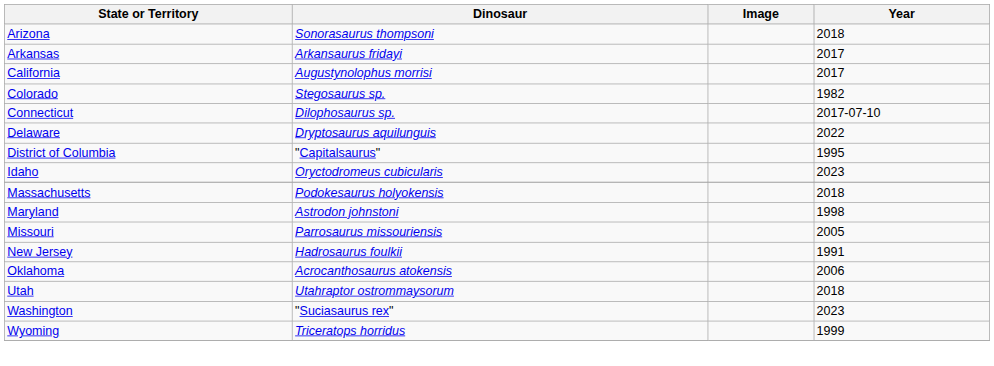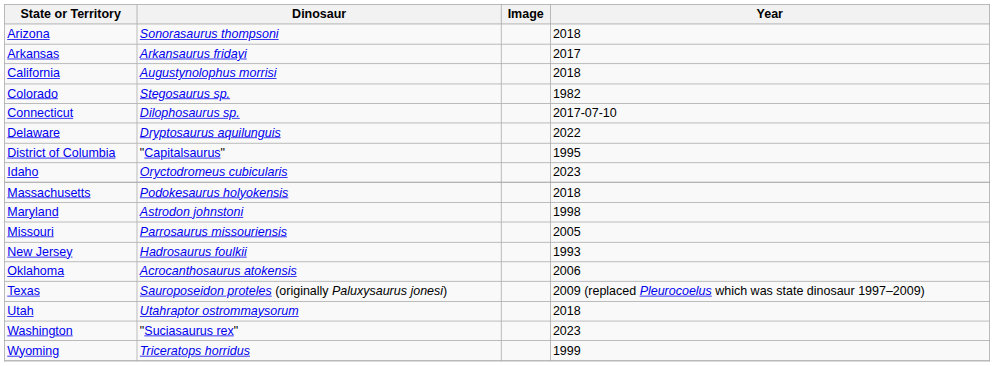(830, 73) 2017 -> (567, 73) 2018
(830, 251) 1991 -> (567, 251) 1993
+ row: (24, 291)
